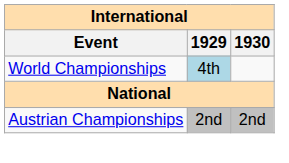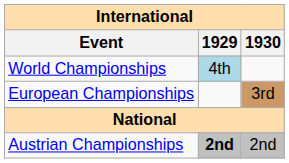+ row: (101, 94)
(209, 119) normal -> (220, 145) bold
